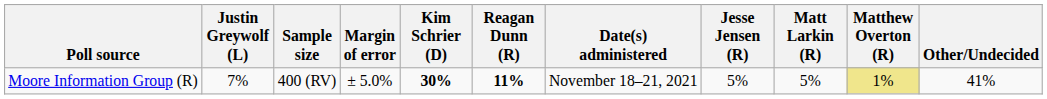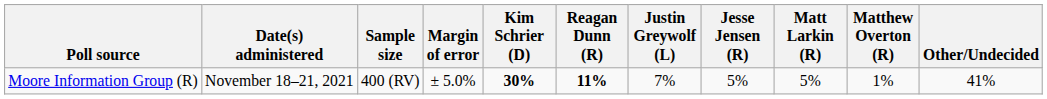columns swapped: (623, 45) <-> (238, 36)
(883, 80) khaki background -> (883, 80) no background
